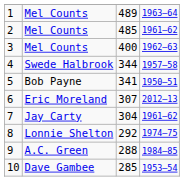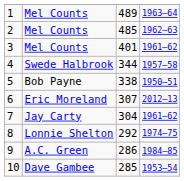(160, 30) 1961–62 -> (160, 30) 1962–63
(128, 47) 400 -> (128, 47) 401
(160, 47) 1962–63 -> (160, 47) 1961–62
(128, 82) 341 -> (128, 82) 338
(128, 150) 288 -> (128, 150) 286
